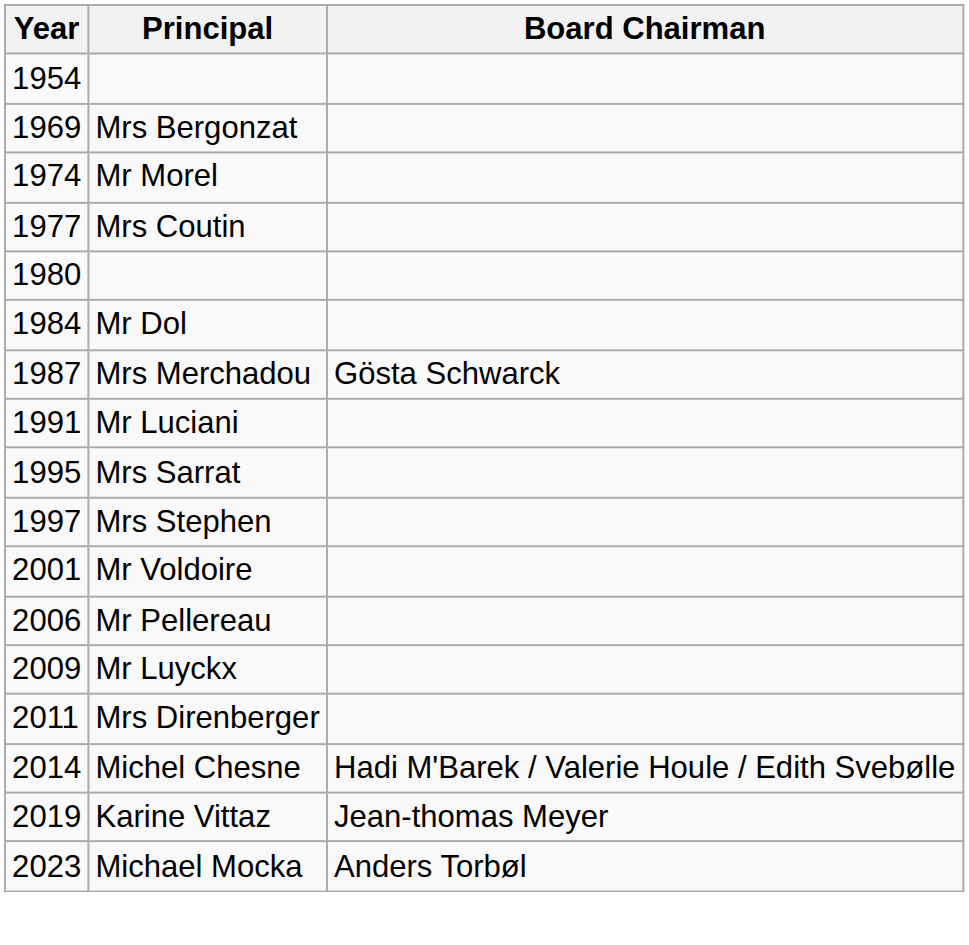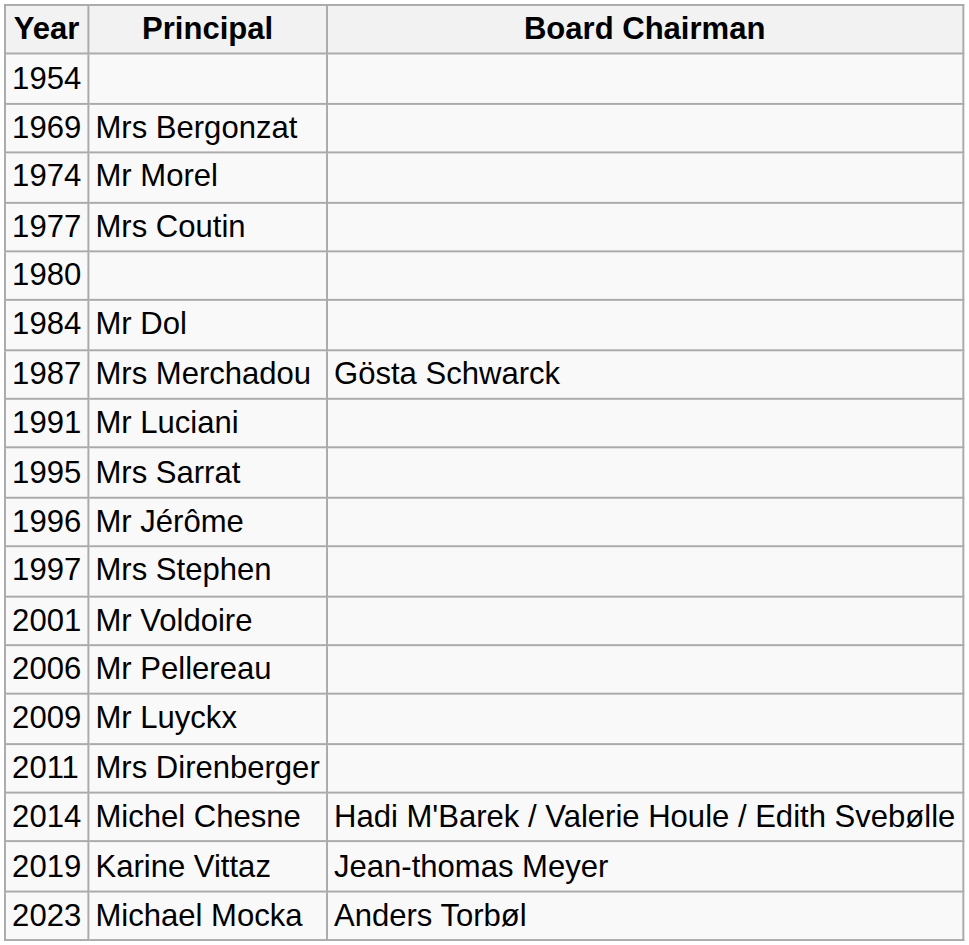+ row: (47, 521)
